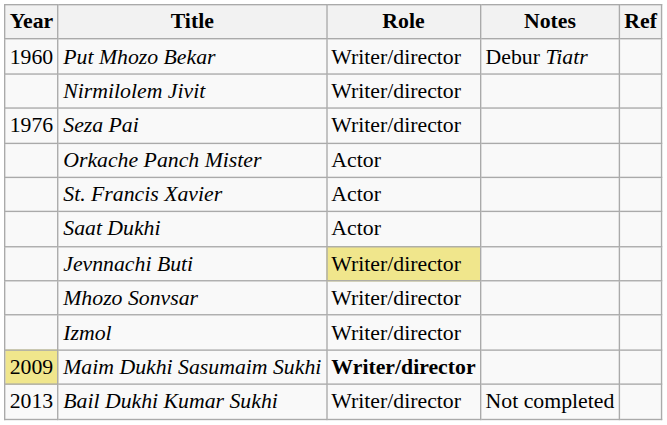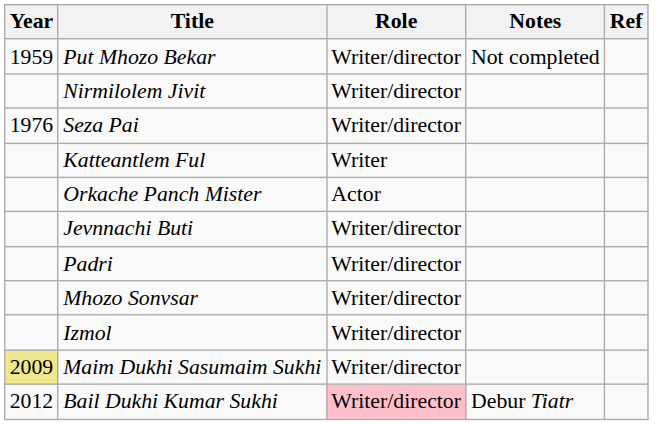(31, 56) 1960 -> (31, 56) 1959
(537, 56) Debur Tiatr -> (535, 56) Not completed
+ row: (134, 159)
- row: (143, 194)
- row: (112, 228)
(396, 263) khaki background -> (396, 228) no background
+ row: (88, 263)
(403, 366) bold -> (396, 366) normal
(31, 401) 2013 -> (31, 401) 2012
(396, 401) no background -> (396, 401) pink background
(550, 401) Not completed -> (522, 401) Debur Tiatr
